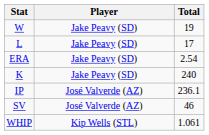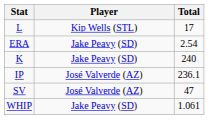- row: (19, 28)
(104, 43) Jake Peavy (SD) -> (104, 28) Kip Wells (STL)
(189, 106) 46 -> (189, 91) 47
(104, 122) Kip Wells (STL) -> (104, 106) Jake Peavy (SD)
